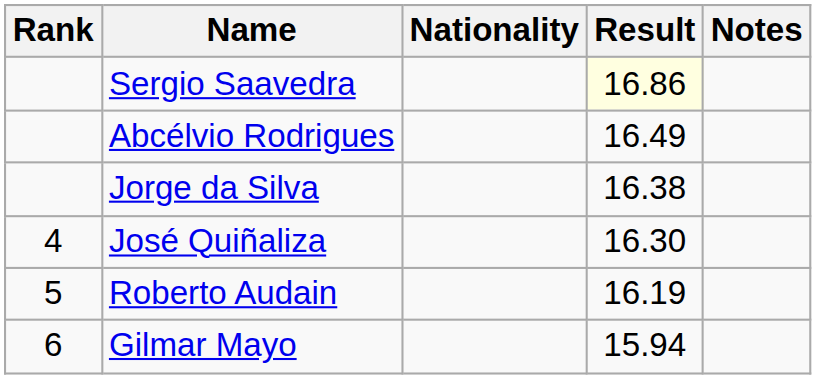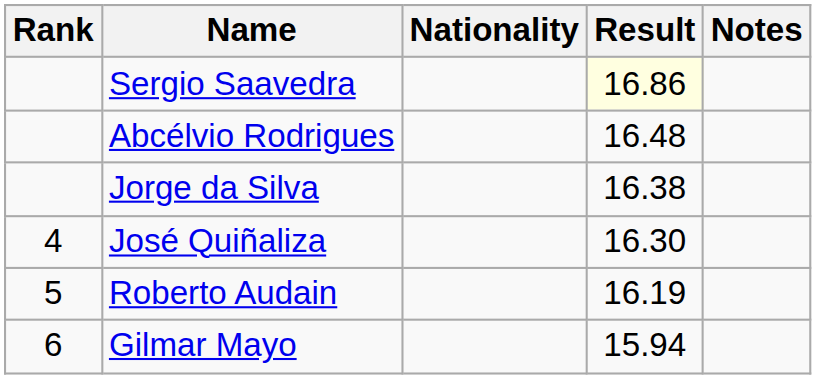(645, 135) 16.49 -> (645, 135) 16.48
